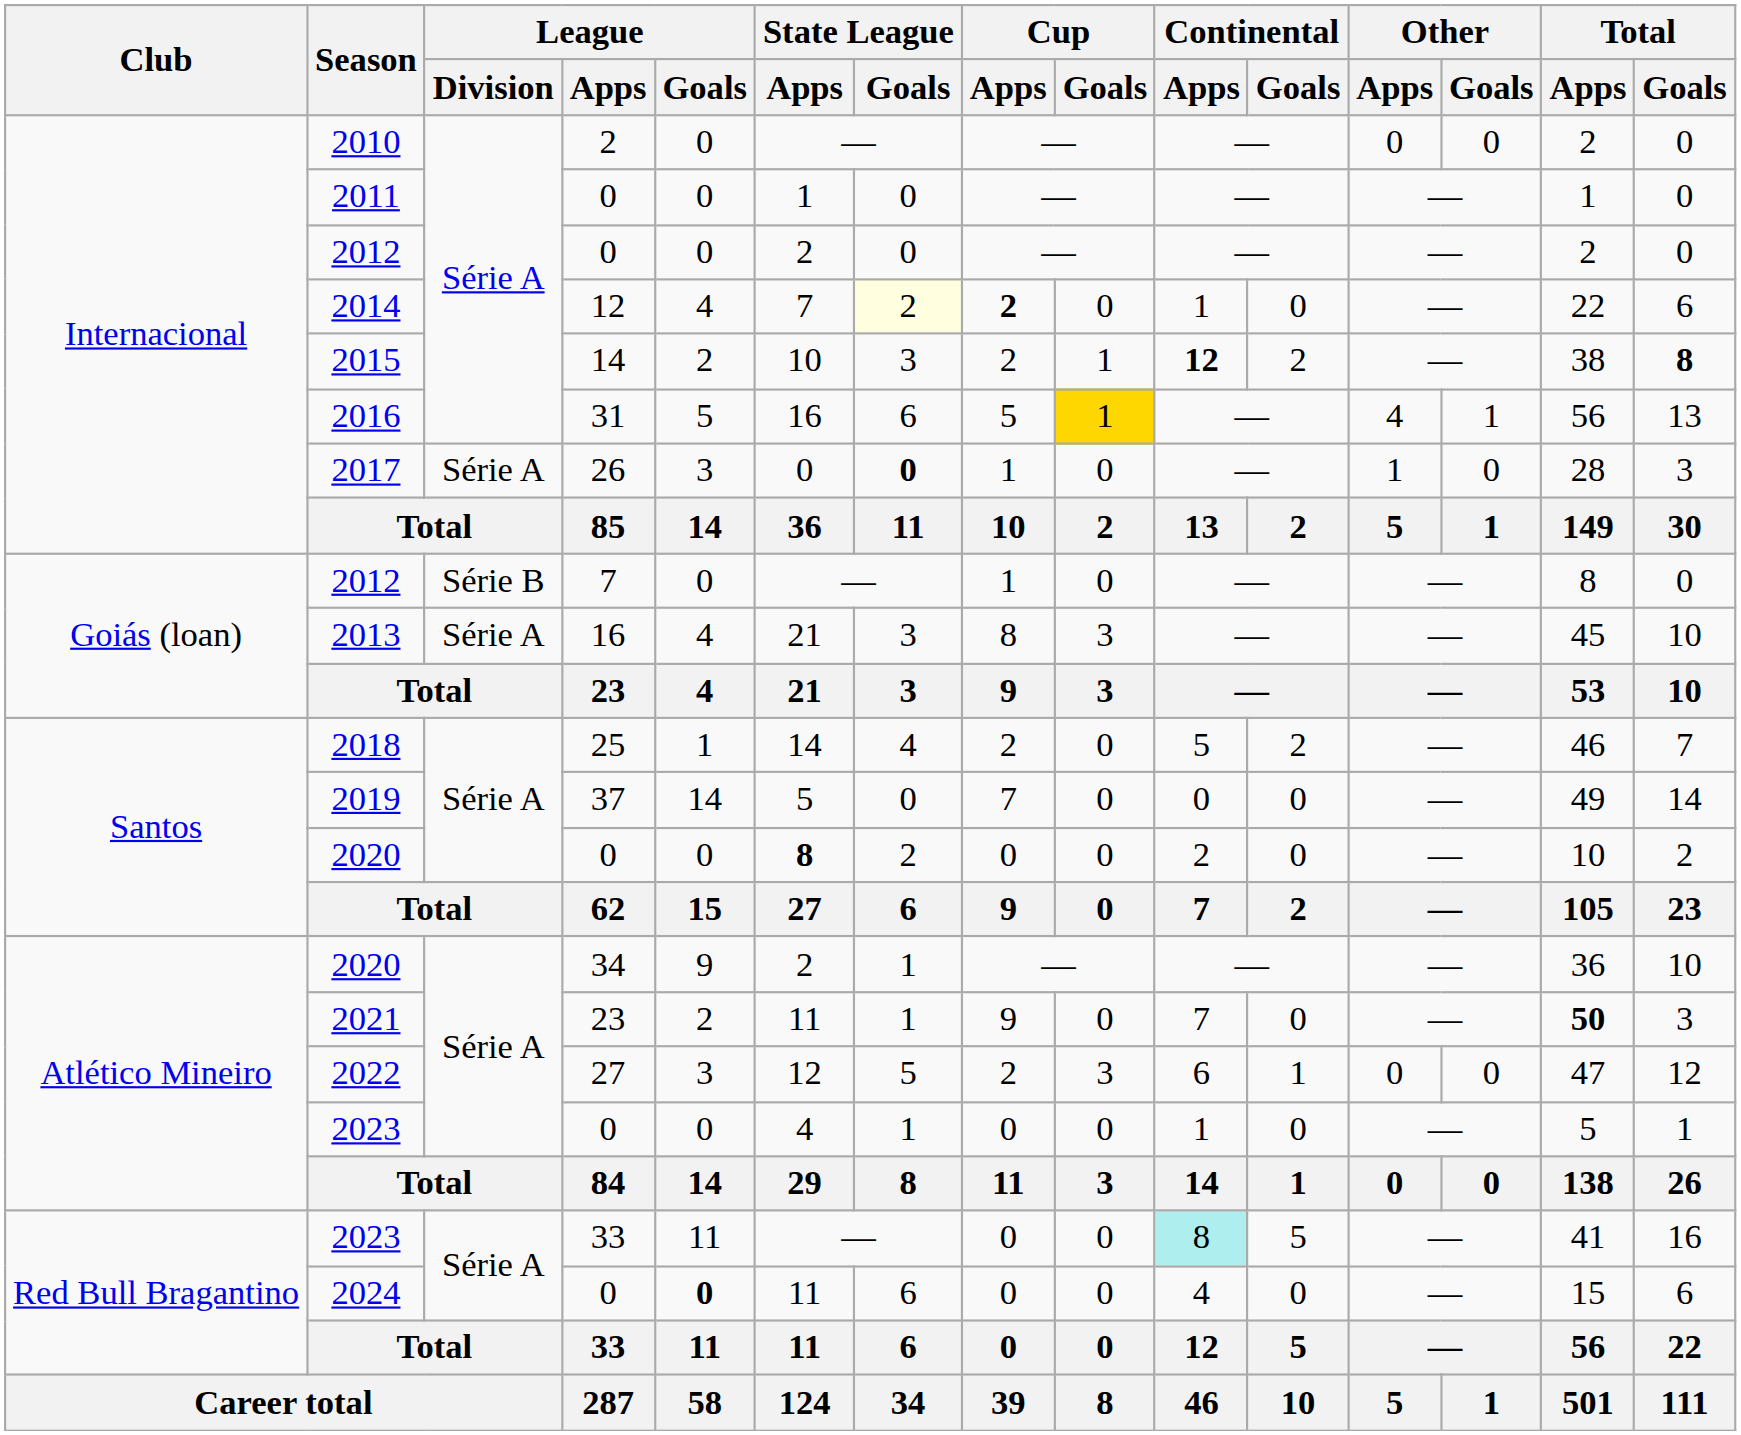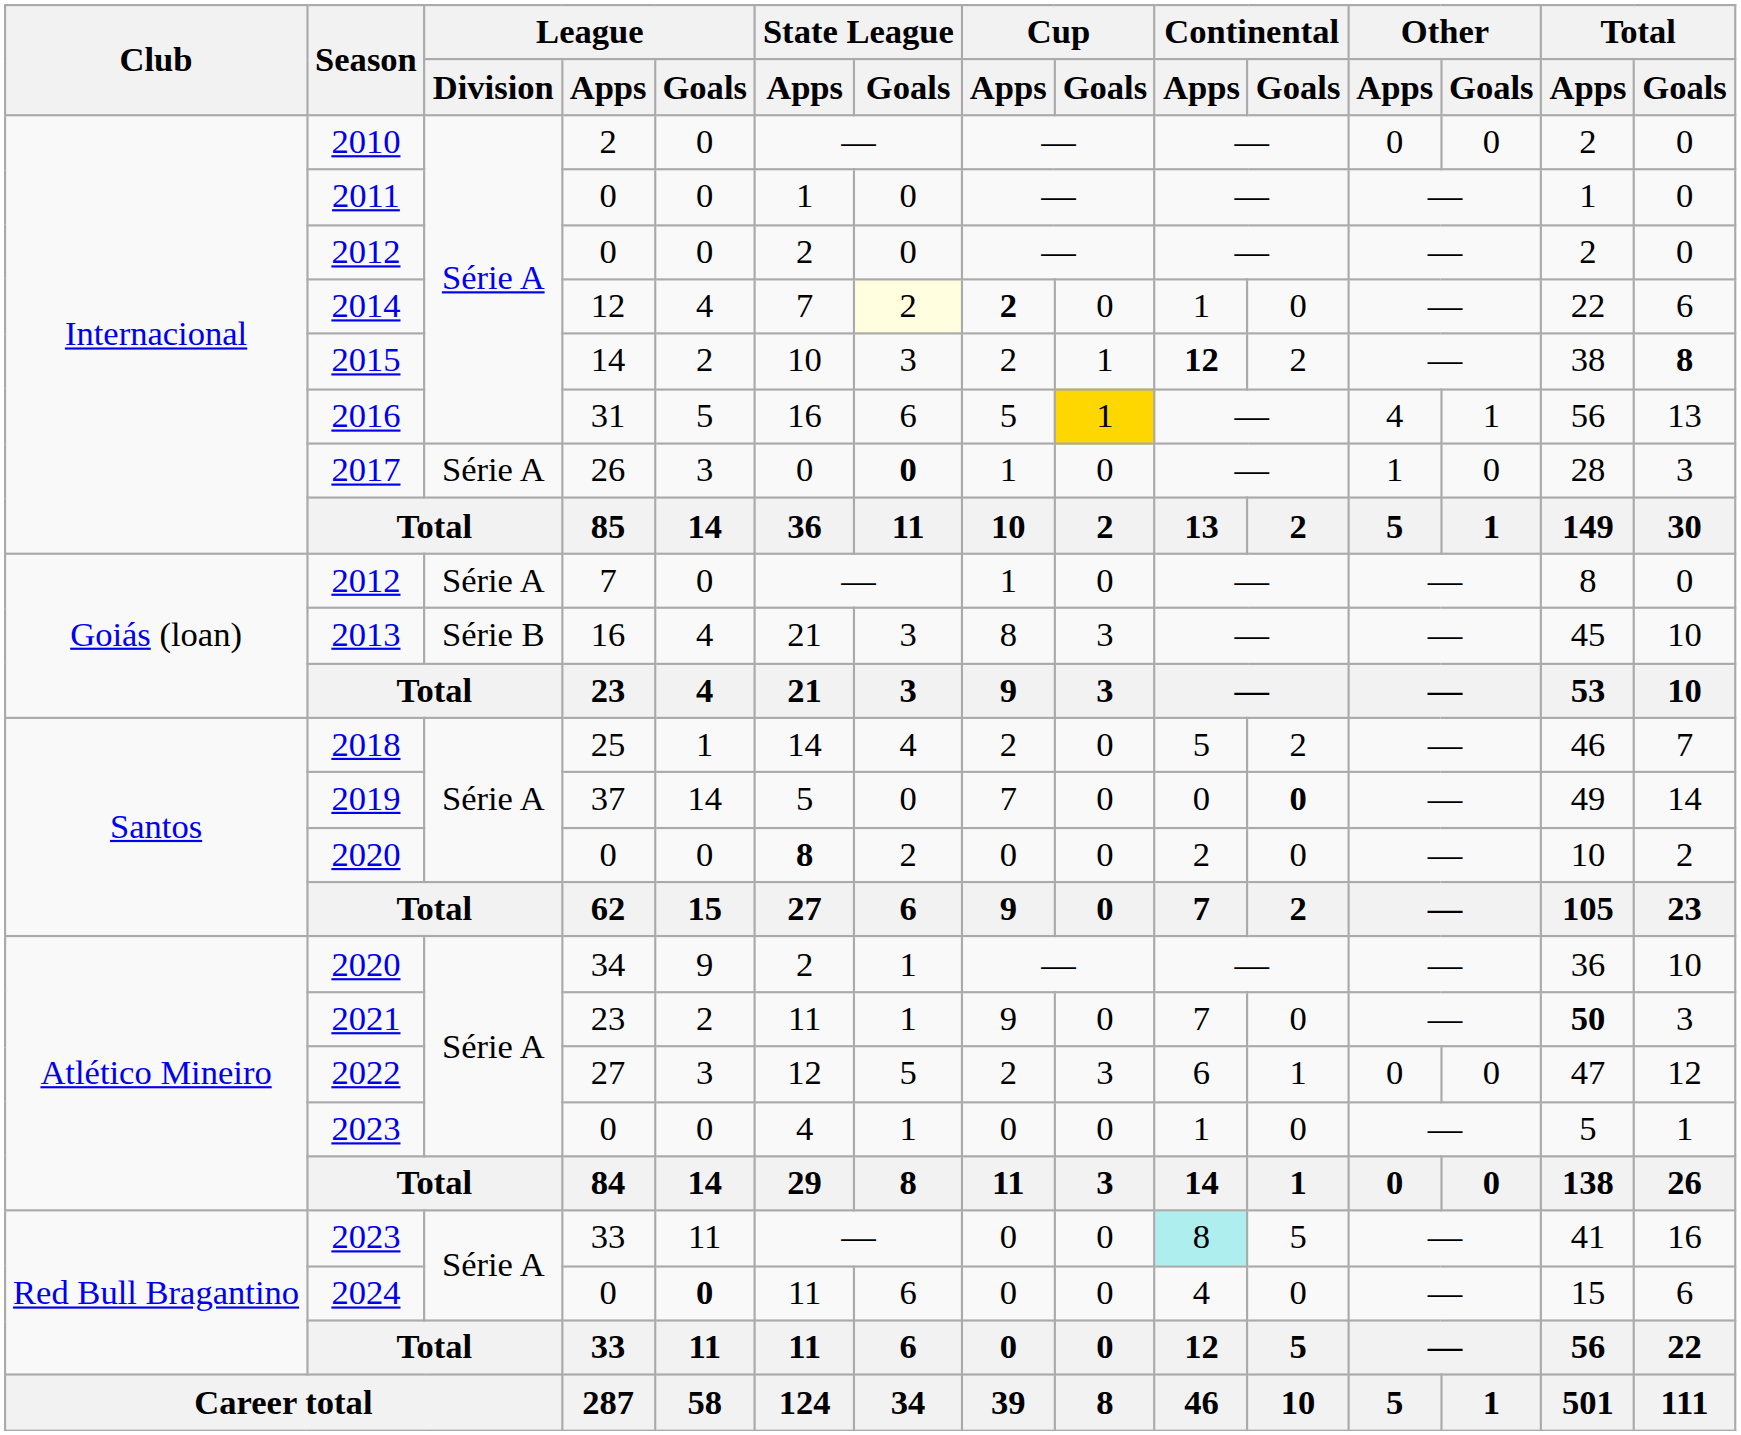(493, 580) Série B -> (493, 580) Série A
(493, 634) Série A -> (493, 634) Série B
(1298, 799) normal -> (1298, 799) bold
